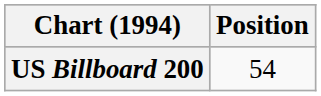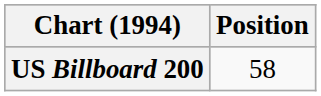(262, 68) 54 -> (262, 68) 58
